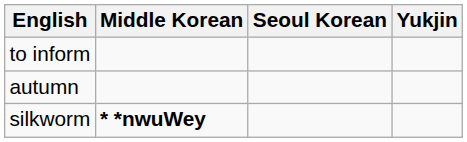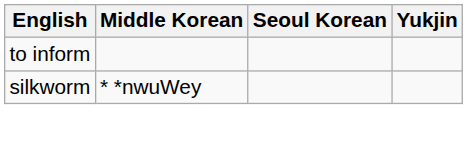- row: (44, 86)
(153, 119) bold -> (151, 86) normal
